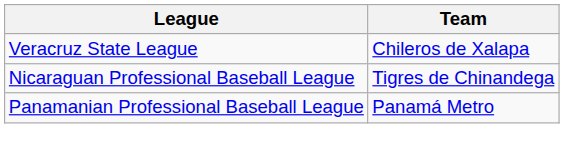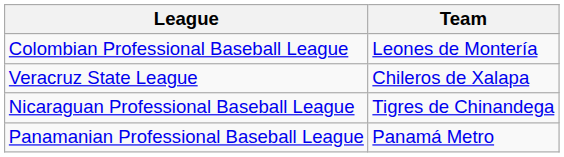+ row: (179, 48)
